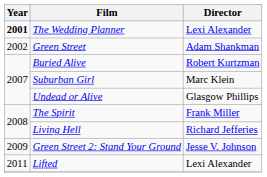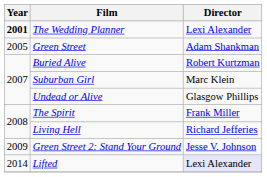(17, 46) 2002 -> (17, 46) 2005
(17, 163) 2011 -> (17, 163) 2014
(219, 163) no background -> (219, 163) lavender background
